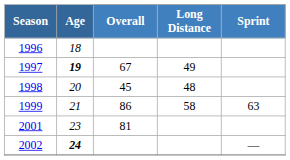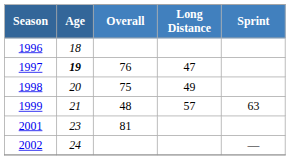(125, 67) 67 -> (125, 67) 76
(189, 67) 49 -> (189, 67) 47
(125, 87) 45 -> (125, 87) 75
(189, 87) 48 -> (189, 87) 49
(125, 106) 86 -> (125, 106) 48
(189, 106) 58 -> (189, 106) 57
(75, 145) bold -> (75, 145) normal
